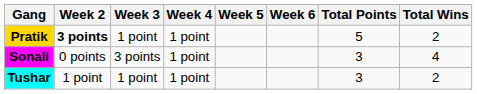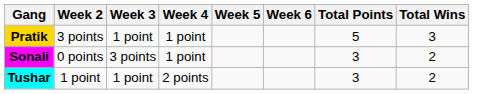(82, 36) bold -> (80, 36) normal
(436, 36) 2 -> (432, 36) 3
(436, 57) 4 -> (432, 57) 2
(189, 78) 1 point -> (185, 78) 2 points
